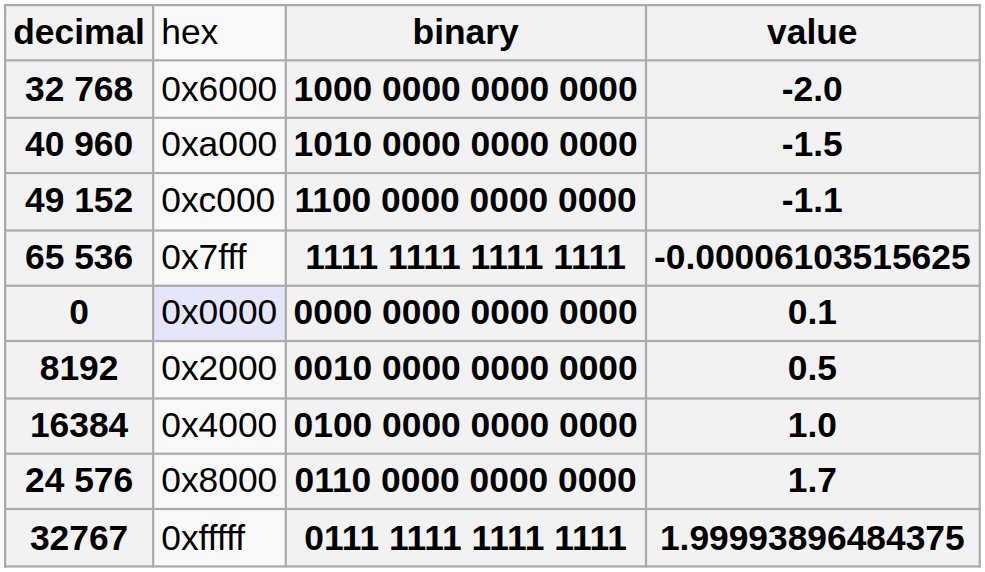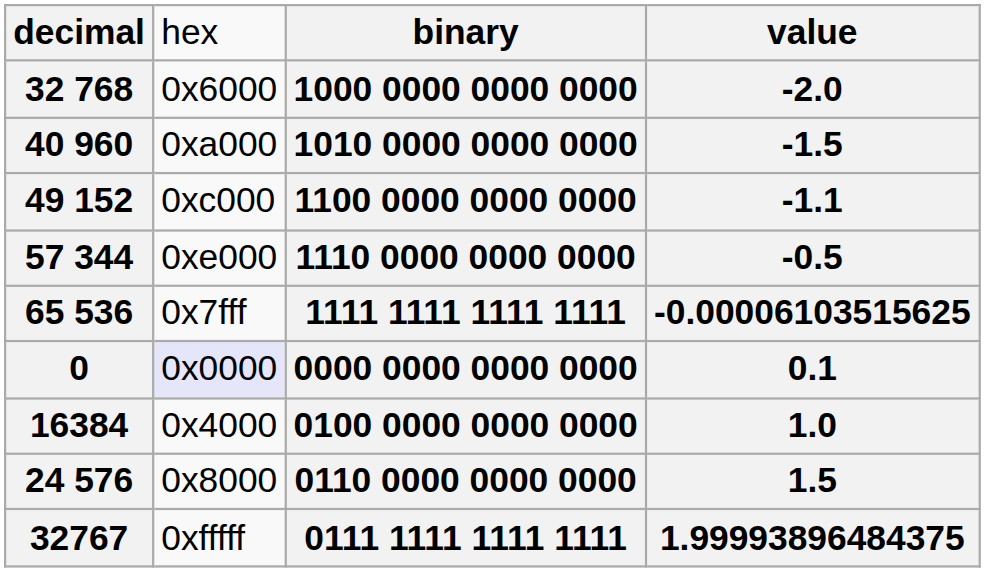+ row: (79, 256)
- row: (79, 369)
(812, 481) 1.7 -> (812, 481) 1.5
